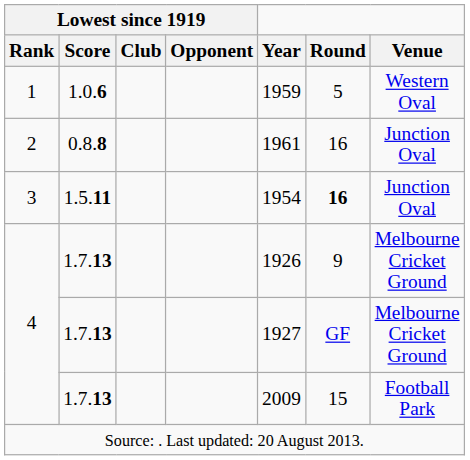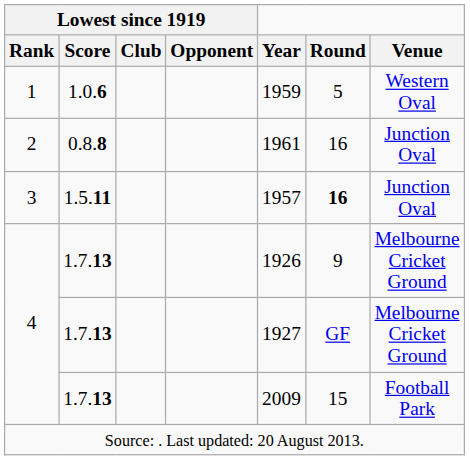(281, 197) 1954 -> (281, 197) 1957
